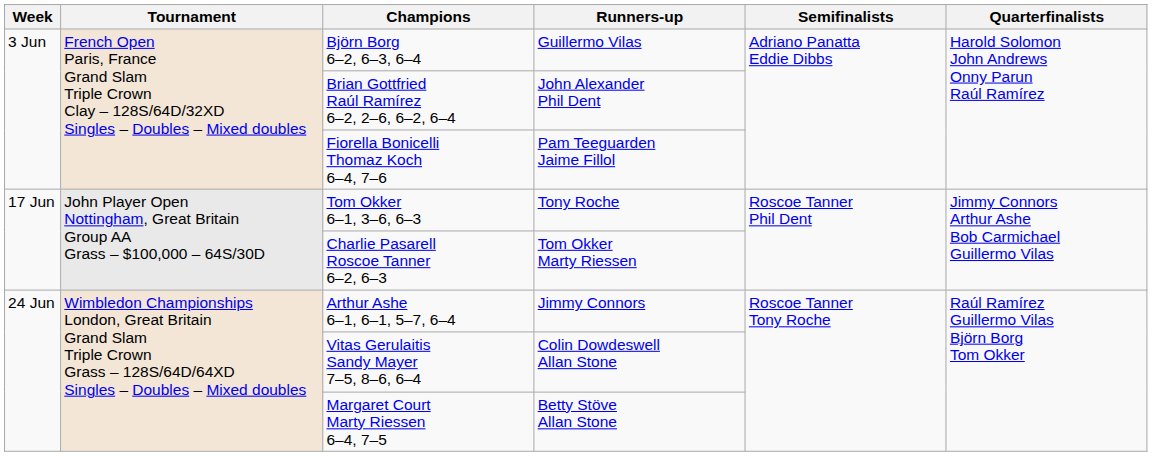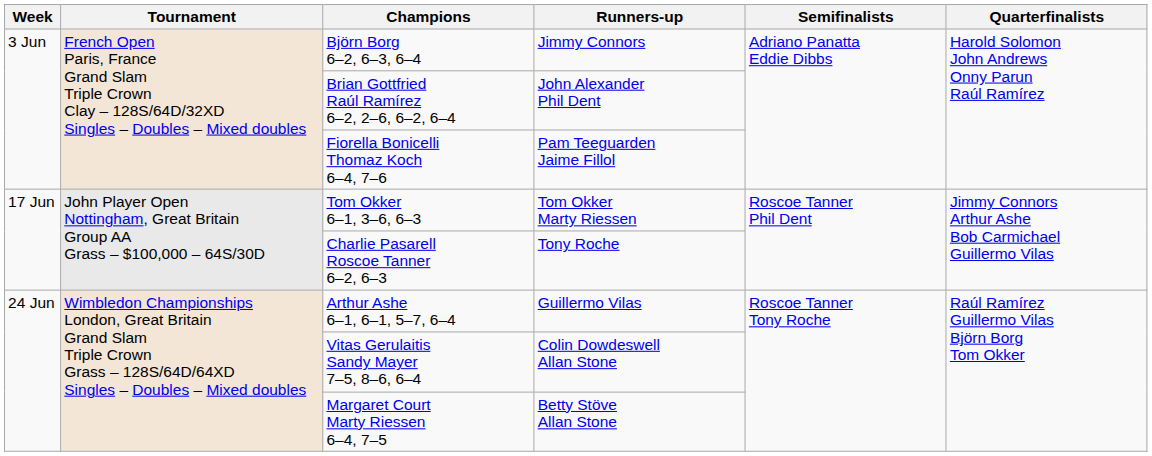(590, 42) Guillermo Vilas -> (591, 42) Jimmy Connors
(579, 202) Tony Roche -> (587, 211) Tom Okker Marty Riessen
(587, 252) Tom Okker Marty Riessen -> (579, 244) Tony Roche
(591, 303) Jimmy Connors -> (590, 303) Guillermo Vilas
